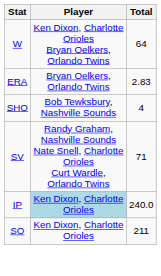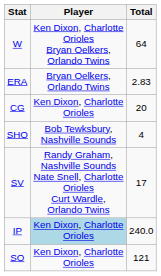+ row: (17, 108)
(141, 156) 71 -> (141, 182) 17
(141, 231) 211 -> (141, 257) 121
